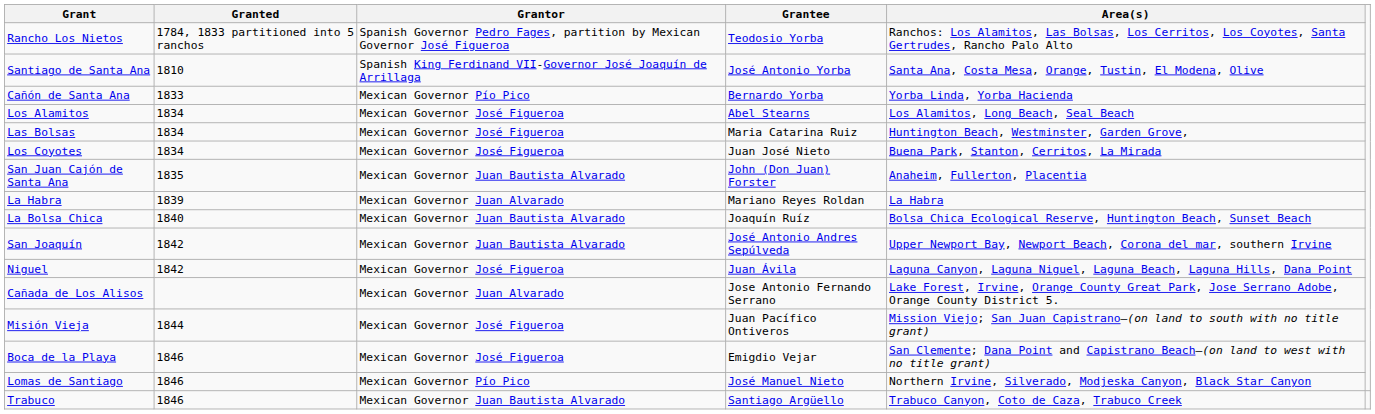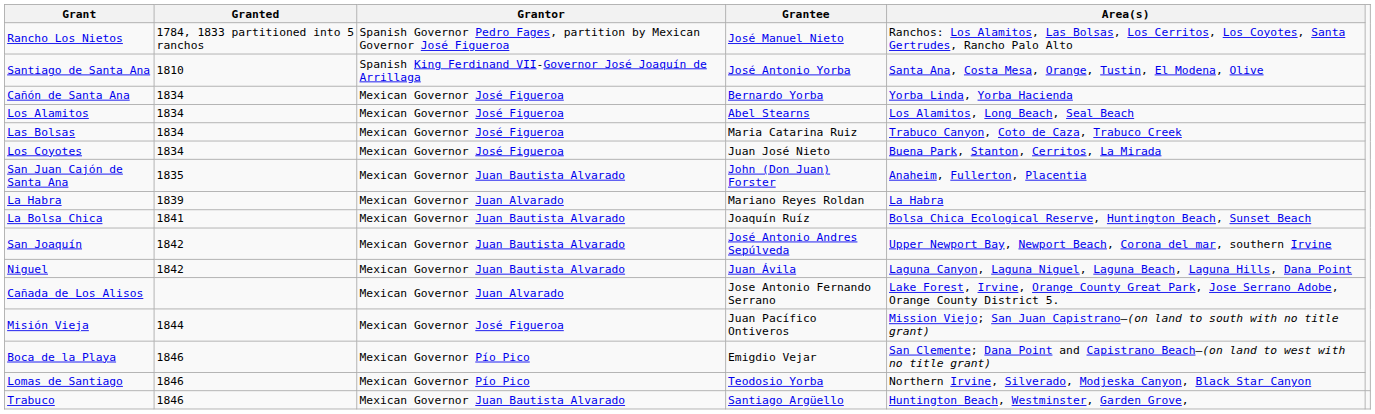(776, 39) Teodosio Yorba -> (786, 39) José Manuel Nieto
(170, 95) 1833 -> (170, 95) 1834
(445, 95) Mexican Governor Pío Pico -> (462, 95) Mexican Governor José Figueroa
(1039, 132) Huntington Beach, Westminster, Garden Grove, -> (1035, 132) Trabuco Canyon, Coto de Caza, Trabuco Creek
(170, 219) 1840 -> (170, 219) 1841
(462, 269) Mexican Governor José Figueroa -> (492, 269) Mexican Governor Juan Bautista Alvarado
(462, 357) Mexican Governor José Figueroa -> (445, 357) Mexican Governor Pío Pico
(786, 381) José Manuel Nieto -> (776, 381) Teodosio Yorba
(1035, 400) Trabuco Canyon, Coto de Caza, Trabuco Creek -> (1039, 400) Huntington Beach, Westminster, Garden Grove,
